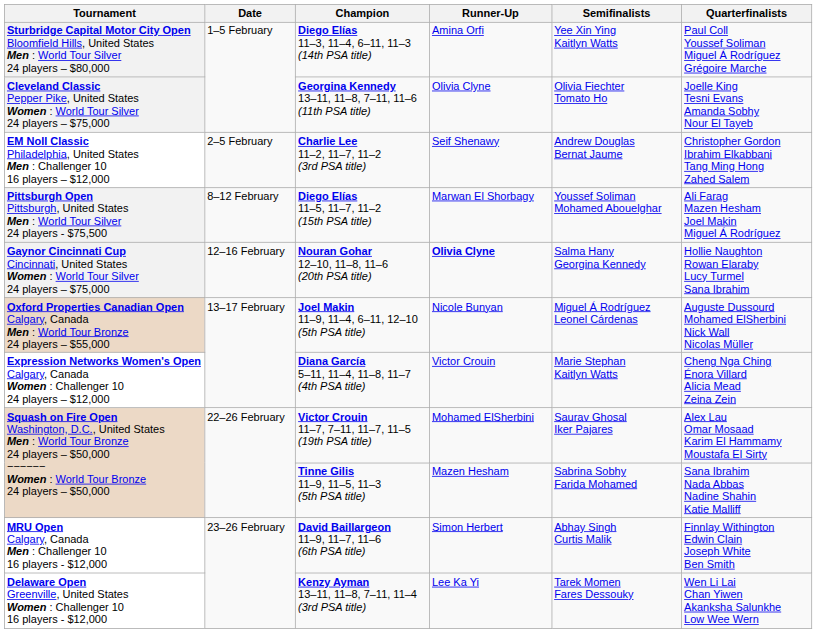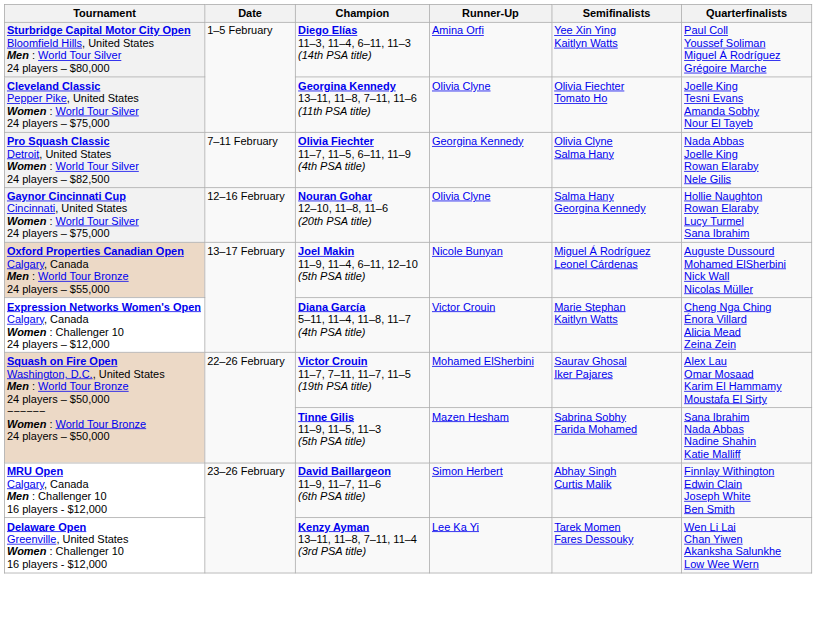- row: (340, 154)
+ row: (354, 154)
- row: (340, 209)
(463, 251) bold -> (461, 196) normal
